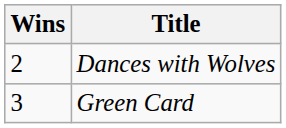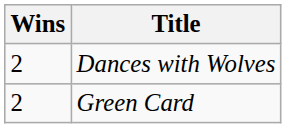(17, 102) 3 -> (17, 102) 2
